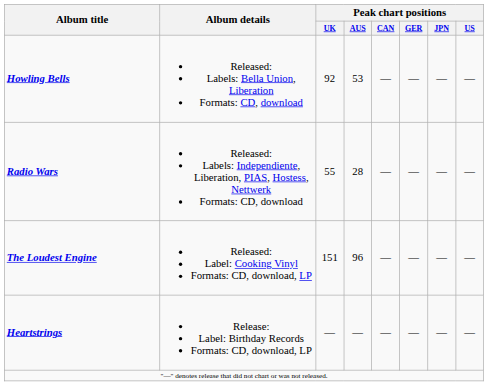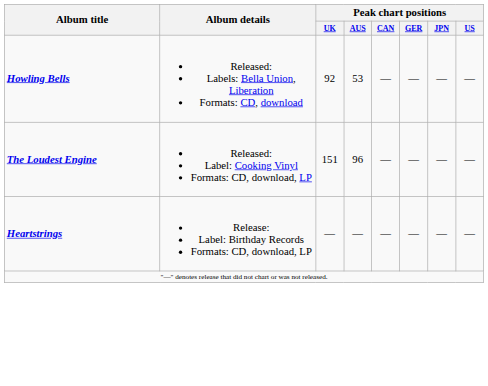- row: (32, 171)
